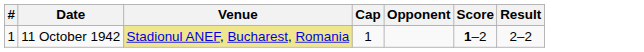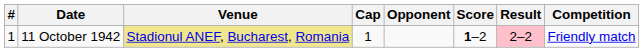+ column: (591, 15)
(521, 36) no background -> (521, 36) pink background
